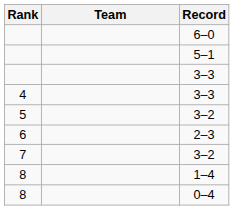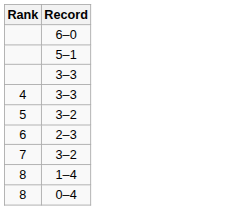- column: (110, 15)
